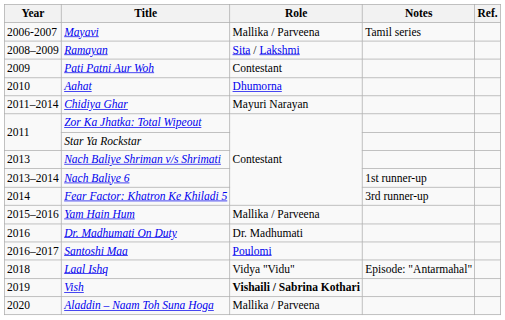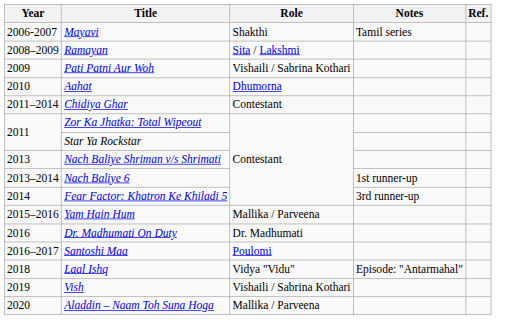(276, 31) Mallika / Parveena -> (250, 31) Shakthi
(257, 68) Contestant -> (292, 68) Vishaili / Sabrina Kothari
(270, 104) Mayuri Narayan -> (257, 104) Contestant
(296, 287) bold -> (292, 287) normal
